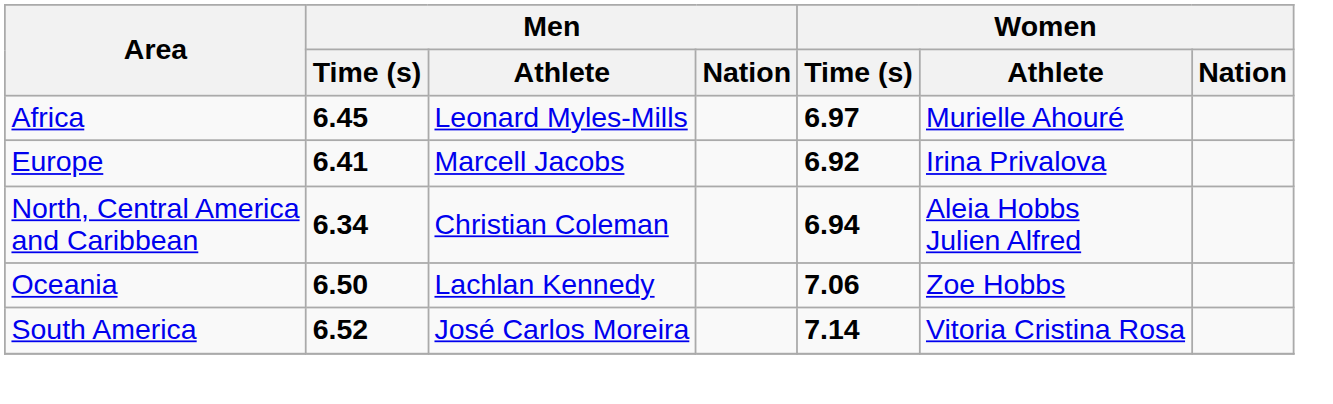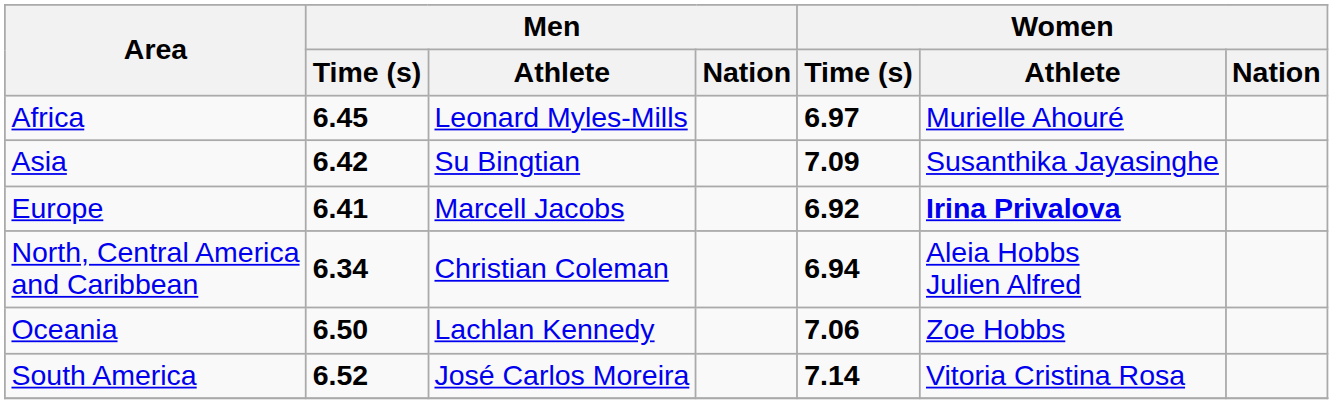+ row: (39, 162)
(1016, 162) normal -> (1023, 207) bold
